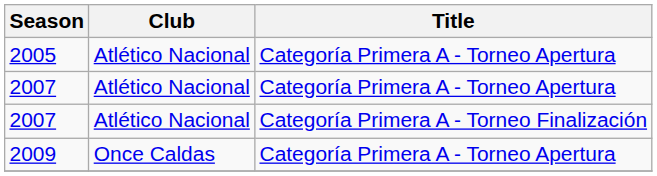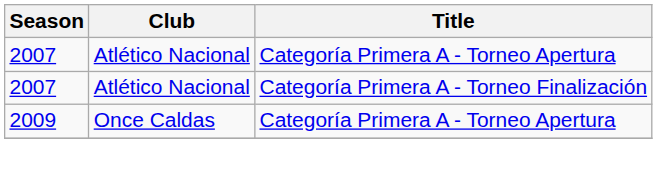- row: (33, 54)
